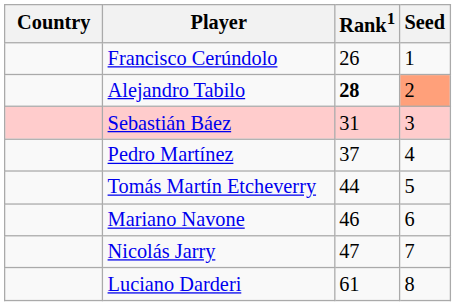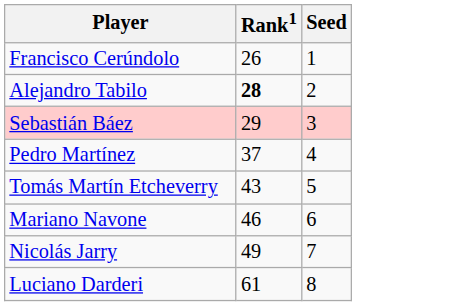- column: (54, 23)
(410, 90) lightsalmon background -> (311, 90) no background
(349, 122) 31 -> (251, 122) 29
(349, 187) 44 -> (251, 187) 43
(349, 251) 47 -> (251, 251) 49
